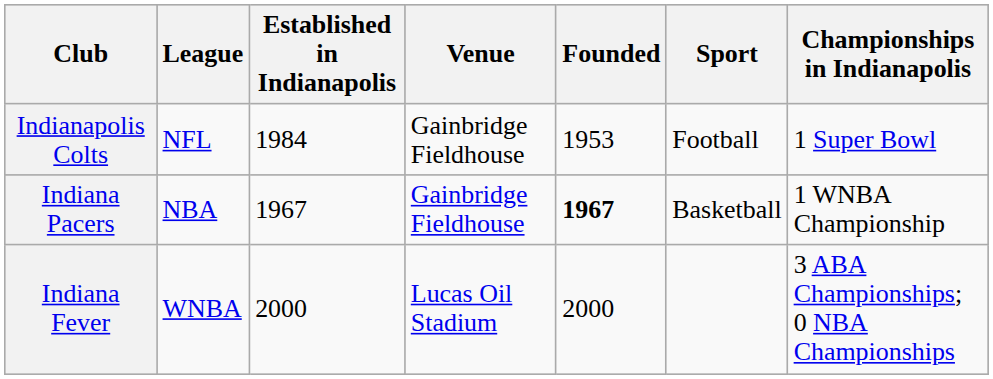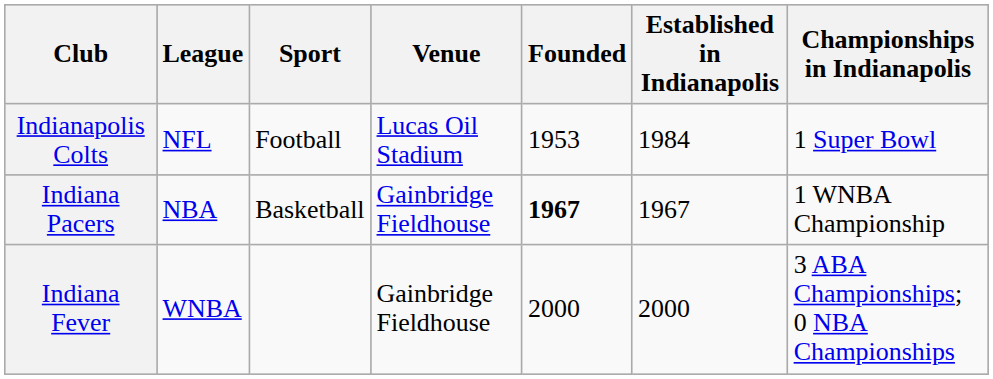columns swapped: (727, 54) <-> (327, 54)
(469, 139) Gainbridge Fieldhouse -> (427, 139) Lucas Oil Stadium
(462, 308) Lucas Oil Stadium -> (435, 308) Gainbridge Fieldhouse
